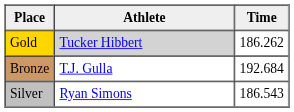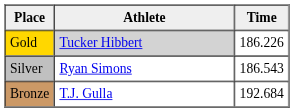(262, 43) 186.262 -> (262, 43) 186.226
rows swapped: (26, 94) <-> (30, 68)
